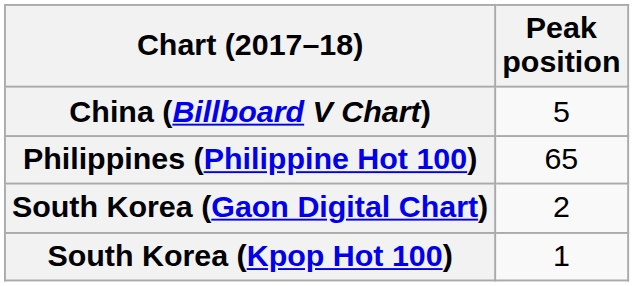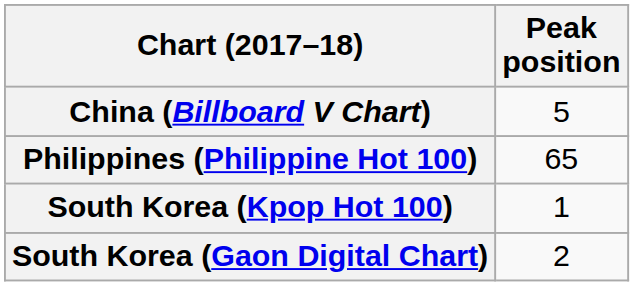rows swapped: (250, 255) <-> (250, 207)
